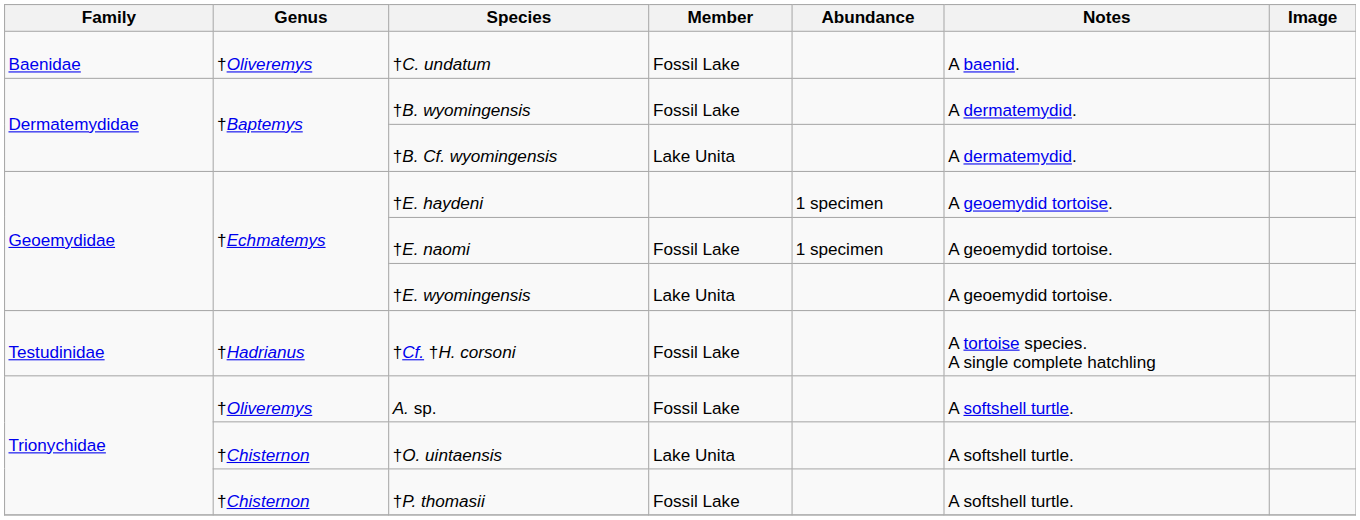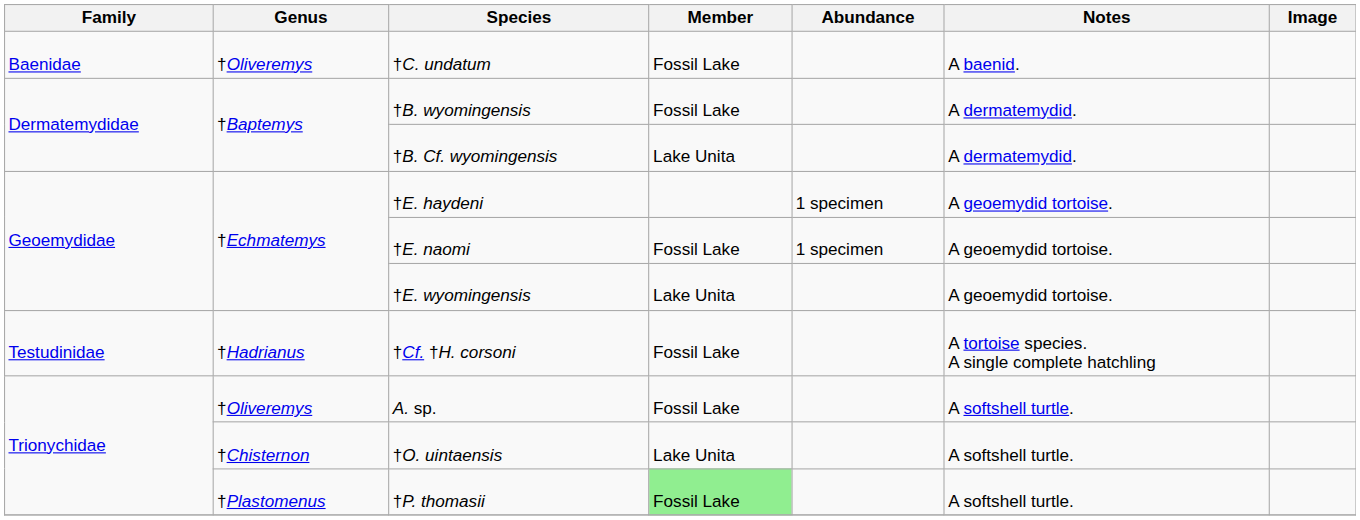(263, 501) †Chisternon -> (271, 501) †Plastomenus
(696, 501) no background -> (696, 501) lightgreen background
